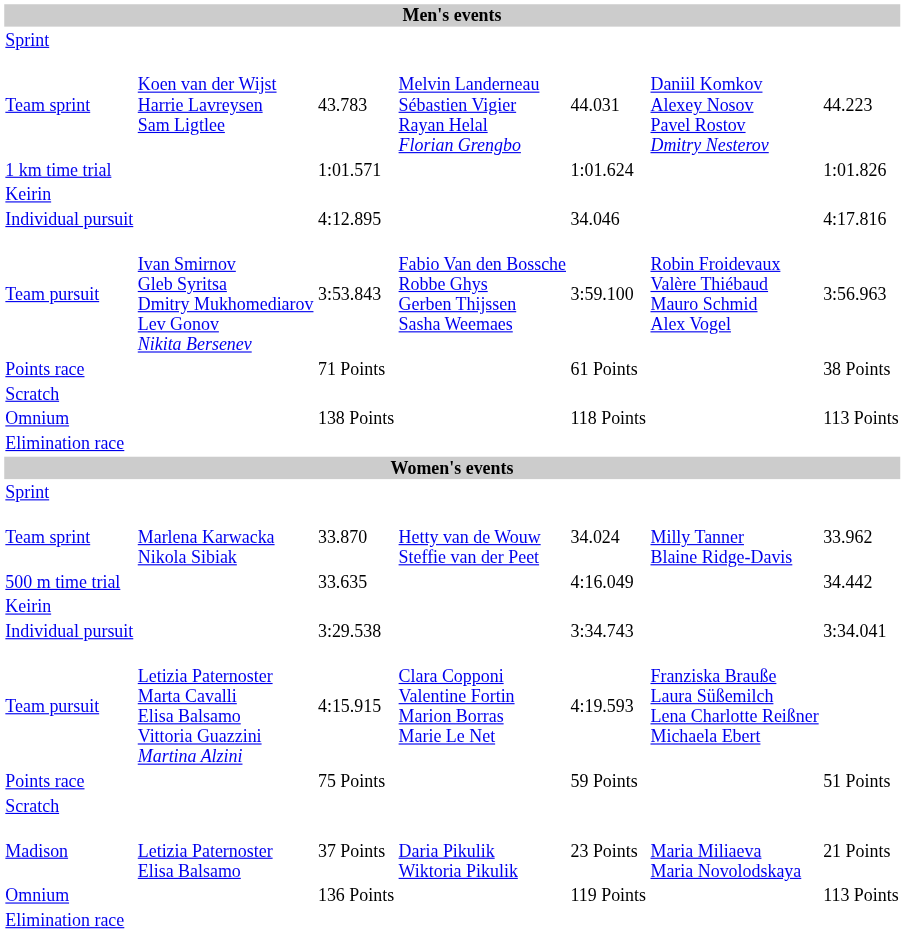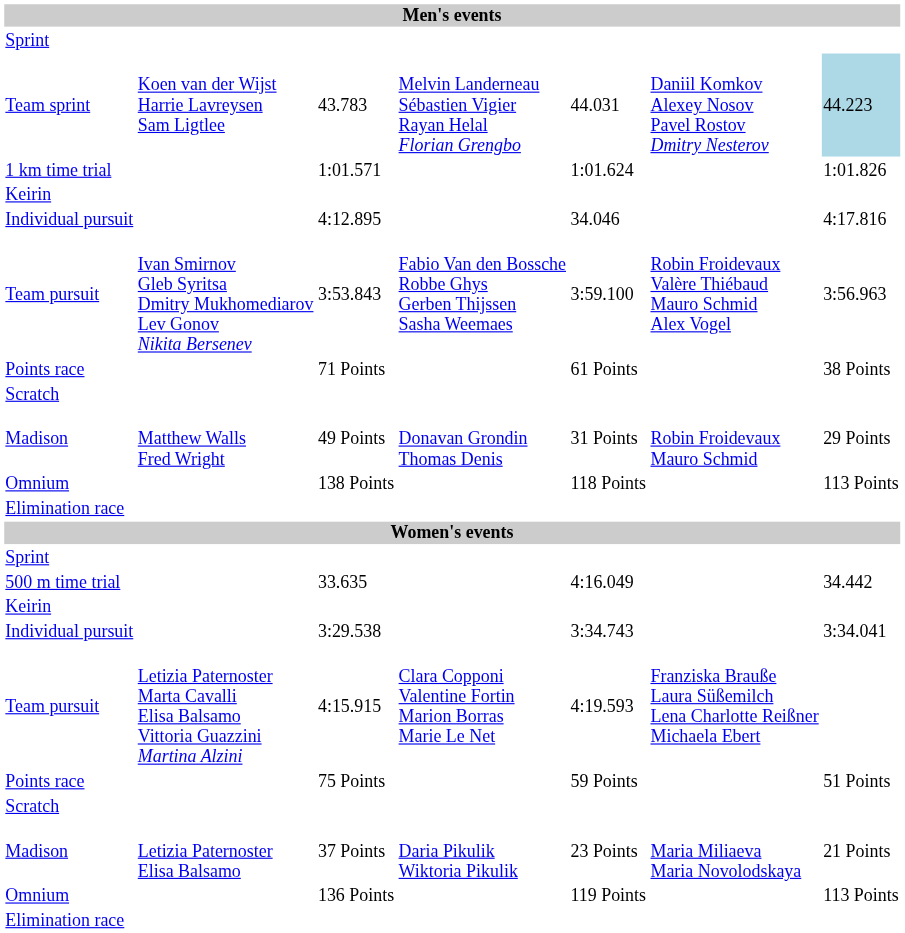(848, 104) no background -> (848, 104) lightblue background
+ row: (37, 438)
- row: (48, 537)
